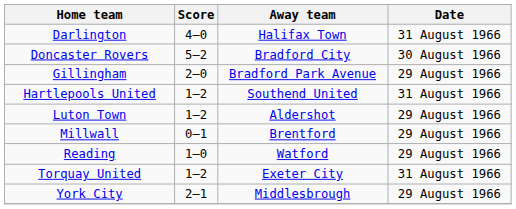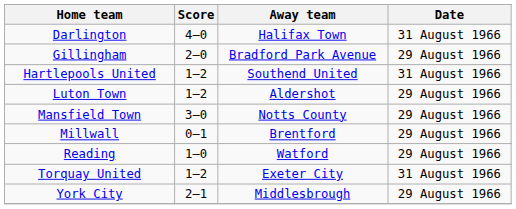- row: (90, 54)
+ row: (90, 114)
